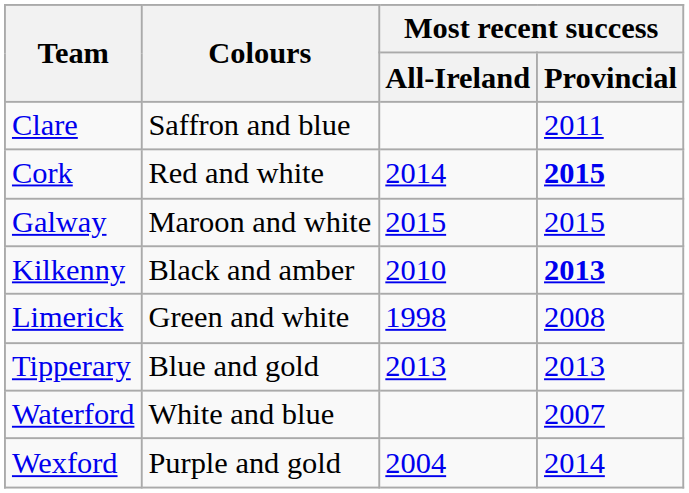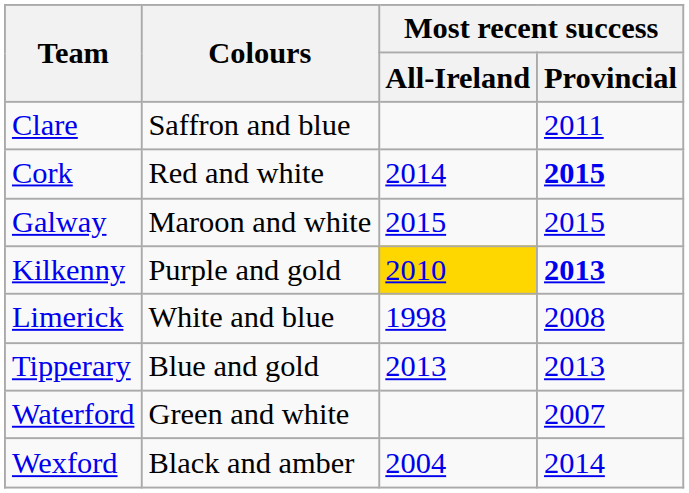(251, 269) Black and amber -> (245, 269) Purple and gold
(416, 269) no background -> (416, 269) gold background
(249, 317) Green and white -> (241, 317) White and blue
(241, 414) White and blue -> (249, 414) Green and white
(245, 462) Purple and gold -> (251, 462) Black and amber
